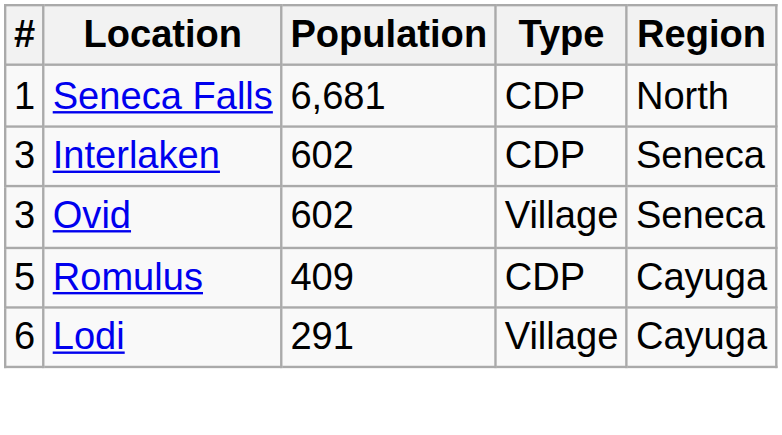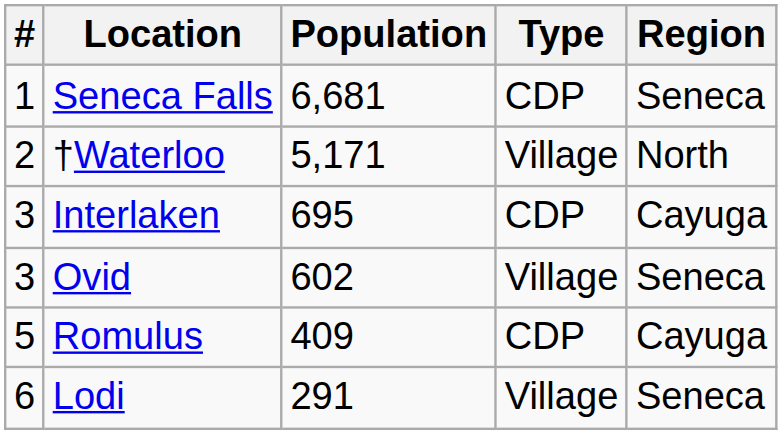(682, 95) North -> (700, 95) Seneca
+ row: (139, 155)
(322, 155) 602 -> (322, 215) 695
(700, 155) Seneca -> (702, 215) Cayuga
(702, 336) Cayuga -> (700, 397) Seneca
